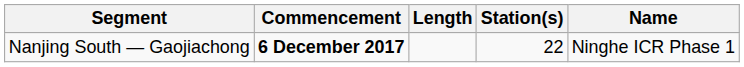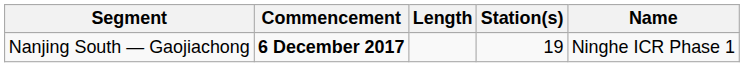(553, 47) 22 -> (553, 47) 19
